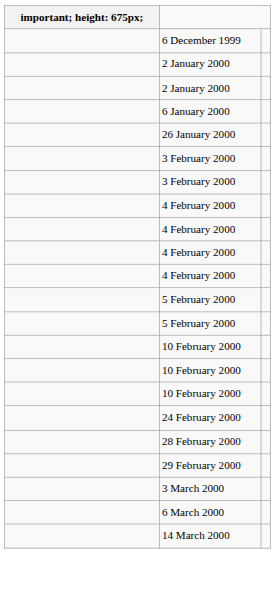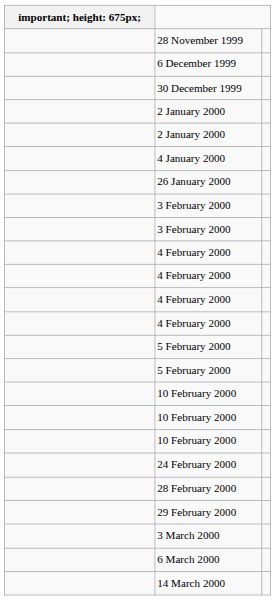+ row: (80, 41)
+ row: (80, 88)
+ row: (80, 159)
- row: (82, 111)
